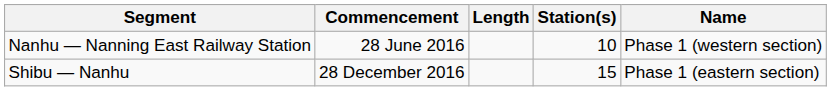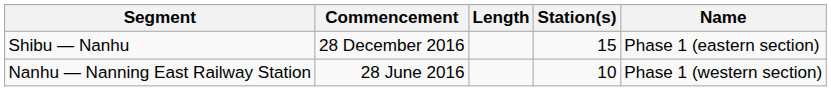rows swapped: (160, 45) <-> (69, 72)
